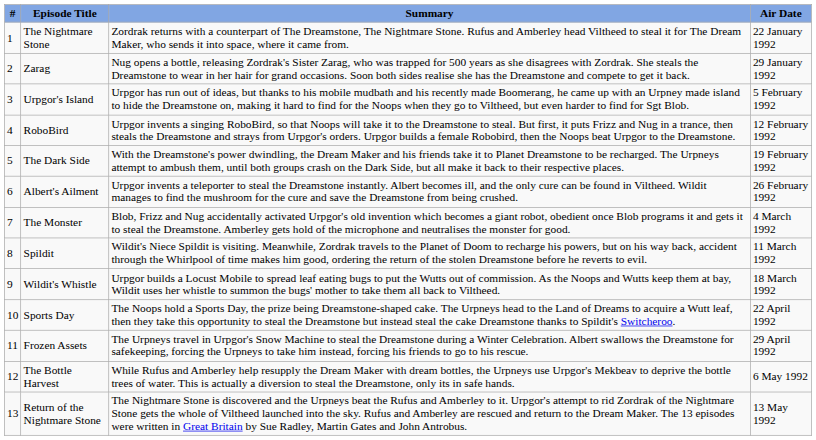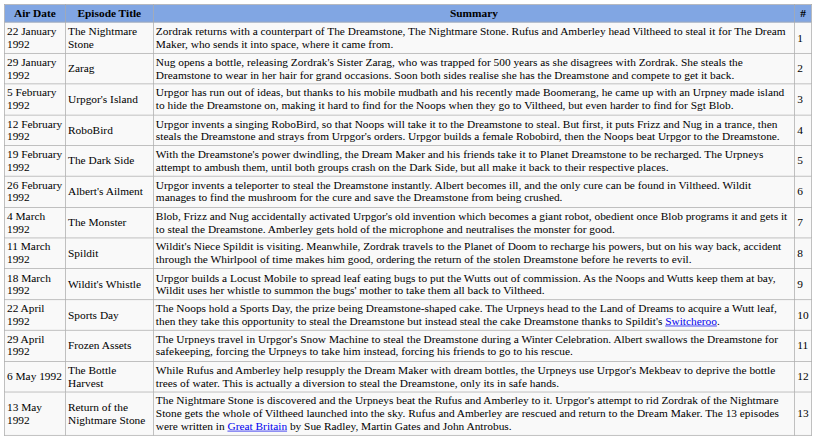columns swapped: (13, 13) <-> (781, 13)
